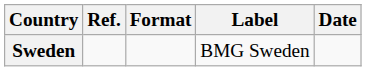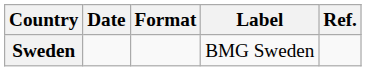columns swapped: (338, 19) <-> (104, 19)
